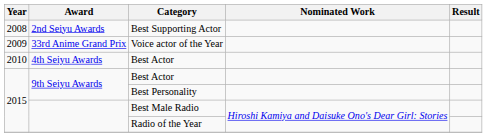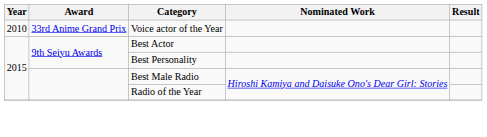- row: (68, 28)
(17, 44) 2009 -> (17, 28) 2010
- row: (67, 60)
